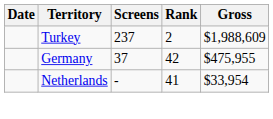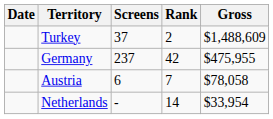(124, 37) 237 -> (121, 37) 37
(235, 37) $1,988,609 -> (235, 37) $1,488,609
(121, 59) 37 -> (124, 59) 237
+ row: (61, 80)
(172, 80) 41 -> (172, 102) 14
